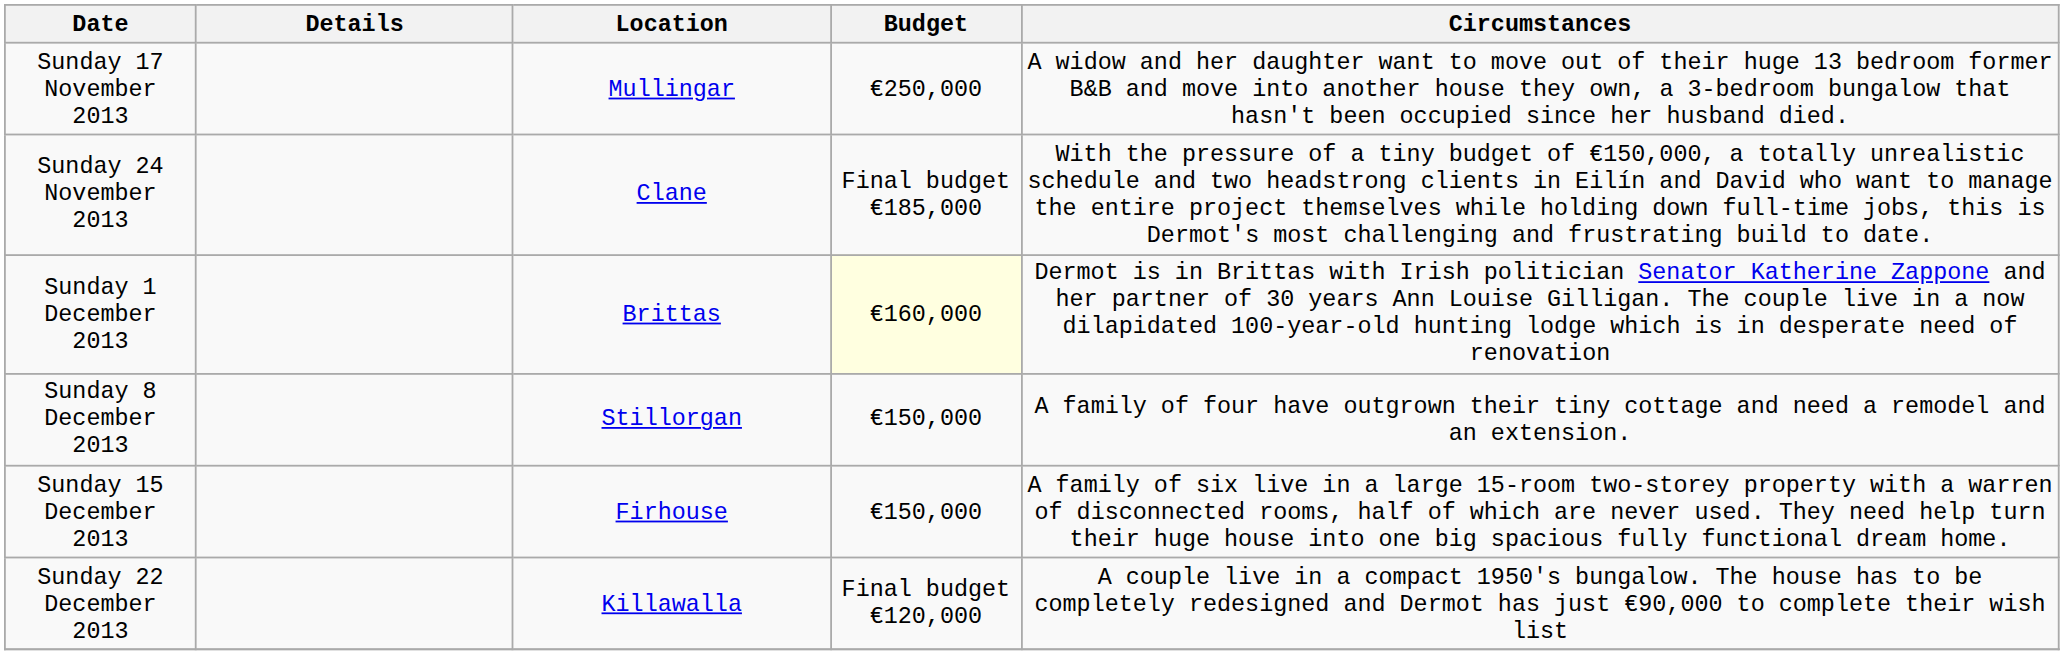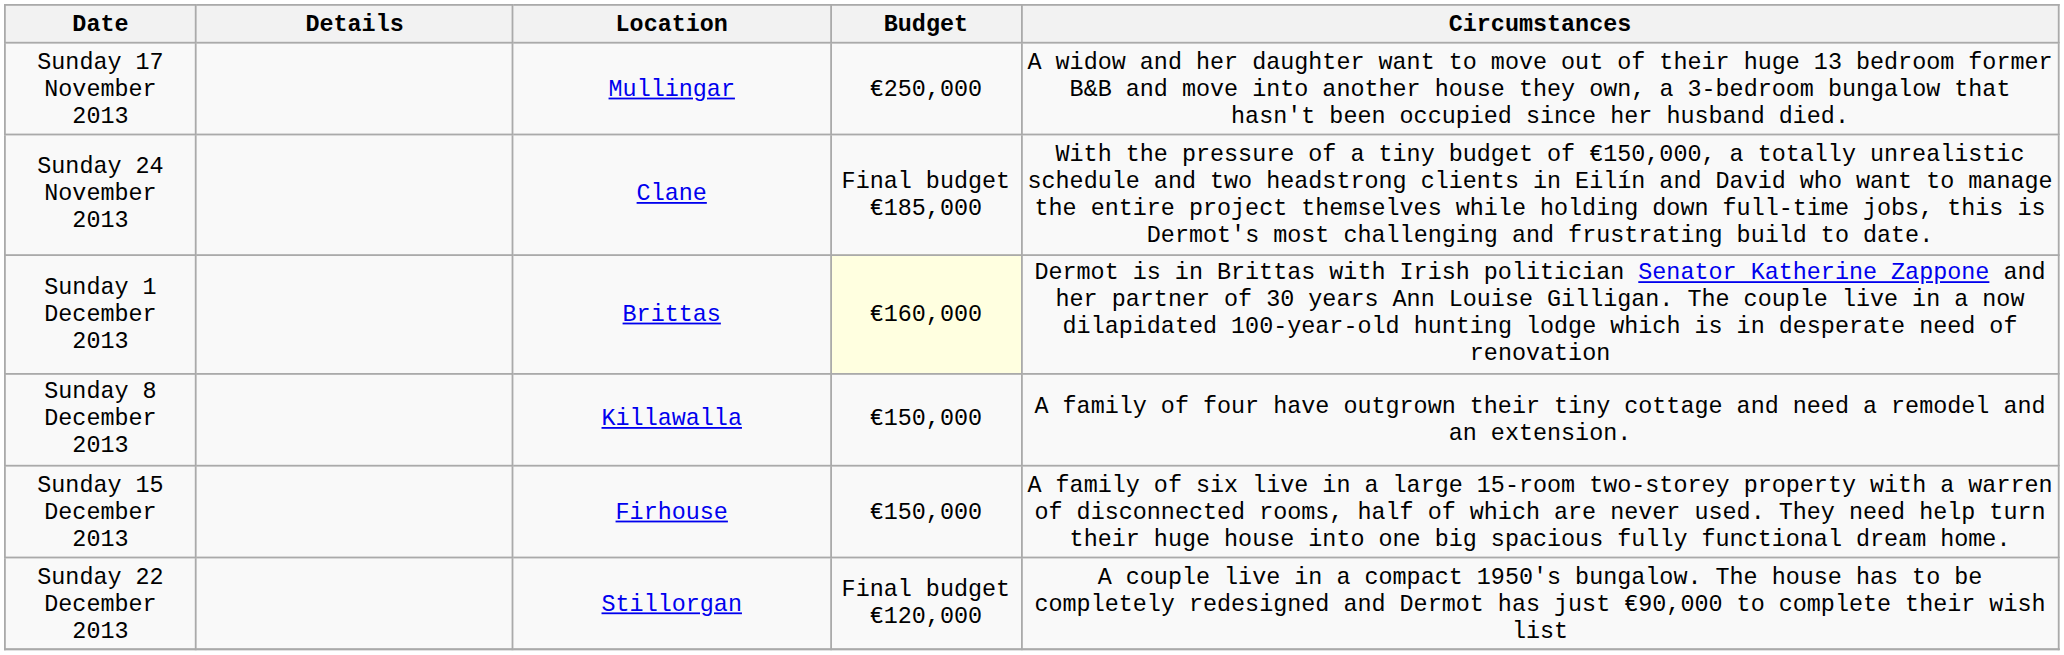(672, 420) Stillorgan -> (672, 420) Killawalla
(672, 604) Killawalla -> (672, 604) Stillorgan
